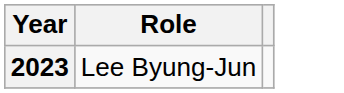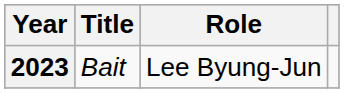+ column: (107, 25)
